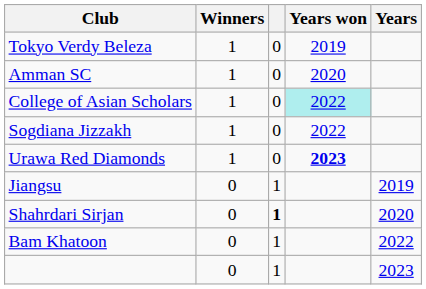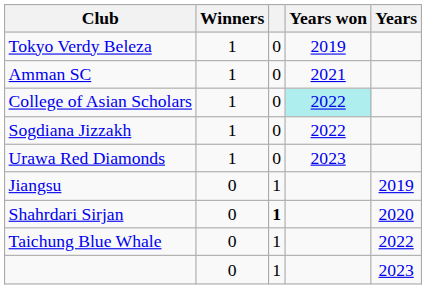(328, 74) 2020 -> (328, 74) 2021
(328, 158) bold -> (328, 158) normal
+ row: (85, 241)
- row: (58, 241)
